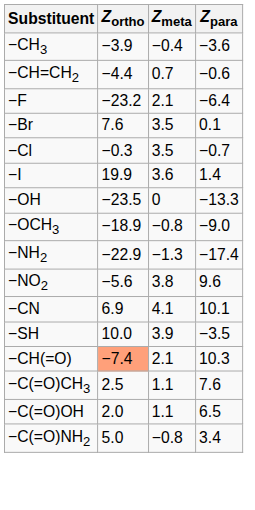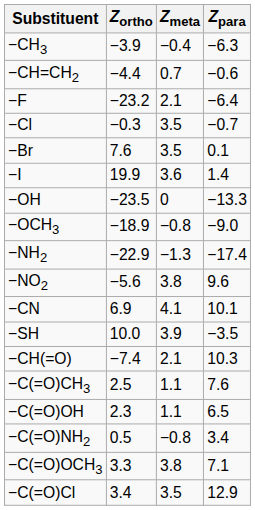(215, 46) −3.6 -> (223, 46) −6.3
rows swapped: (20, 150) <-> (21, 125)
(117, 358) lightsalmon background -> (125, 358) no background
(112, 411) 2.0 -> (121, 411) 2.3
(112, 438) 5.0 -> (121, 438) 0.5
+ row: (55, 466)
+ row: (42, 492)
